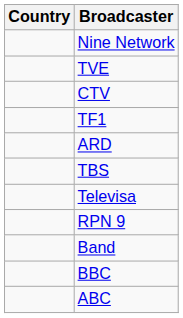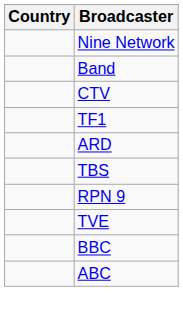rows swapped: (96, 247) <-> (93, 68)
- row: (107, 196)
